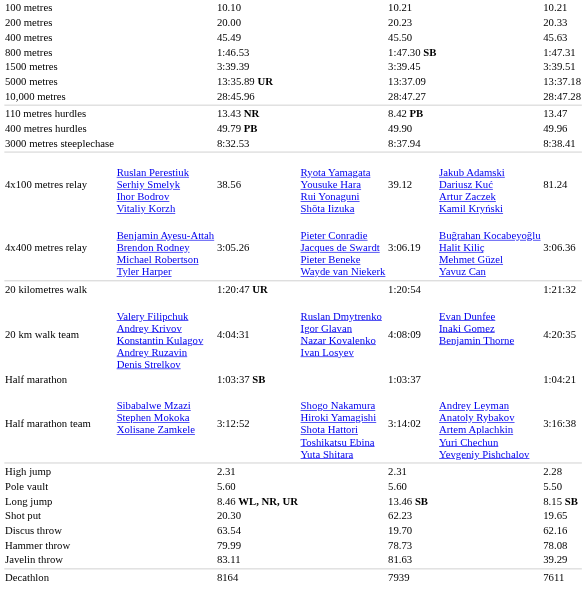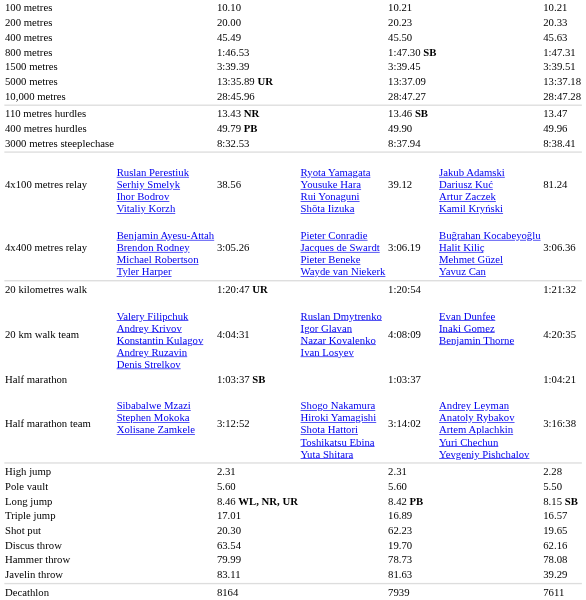(406, 114) 8.42 PB -> (408, 114) 13.46 SB
(408, 501) 13.46 SB -> (406, 501) 8.42 PB
+ row: (30, 516)
